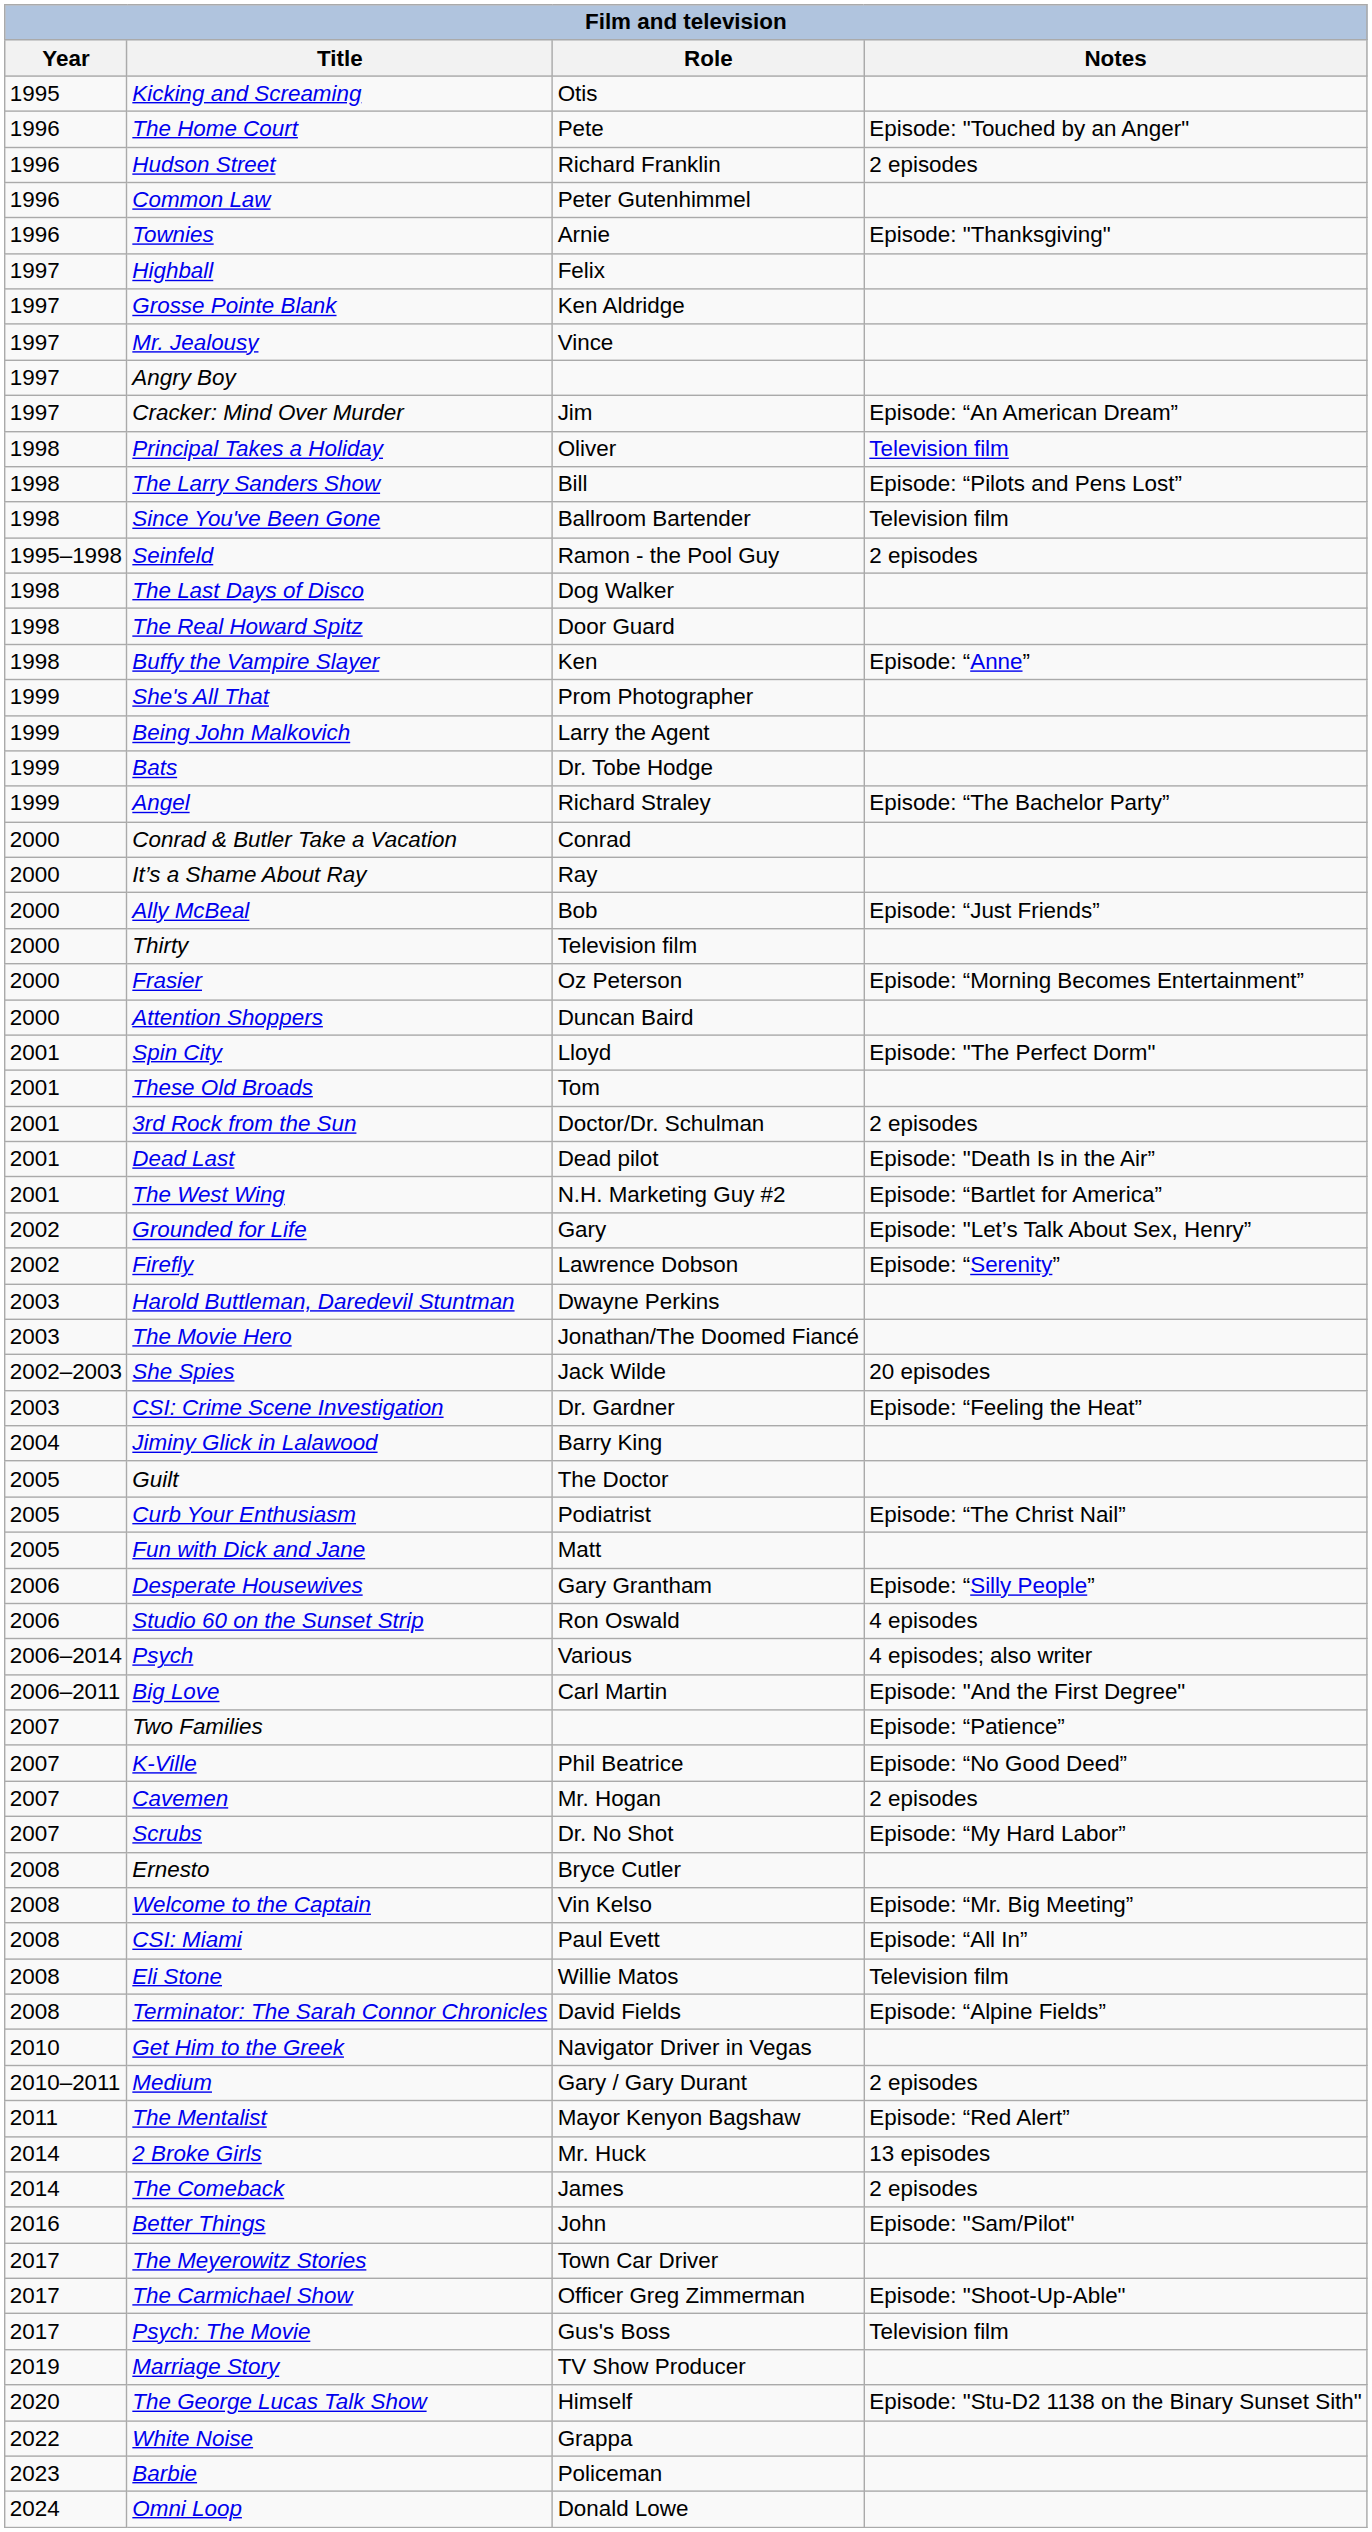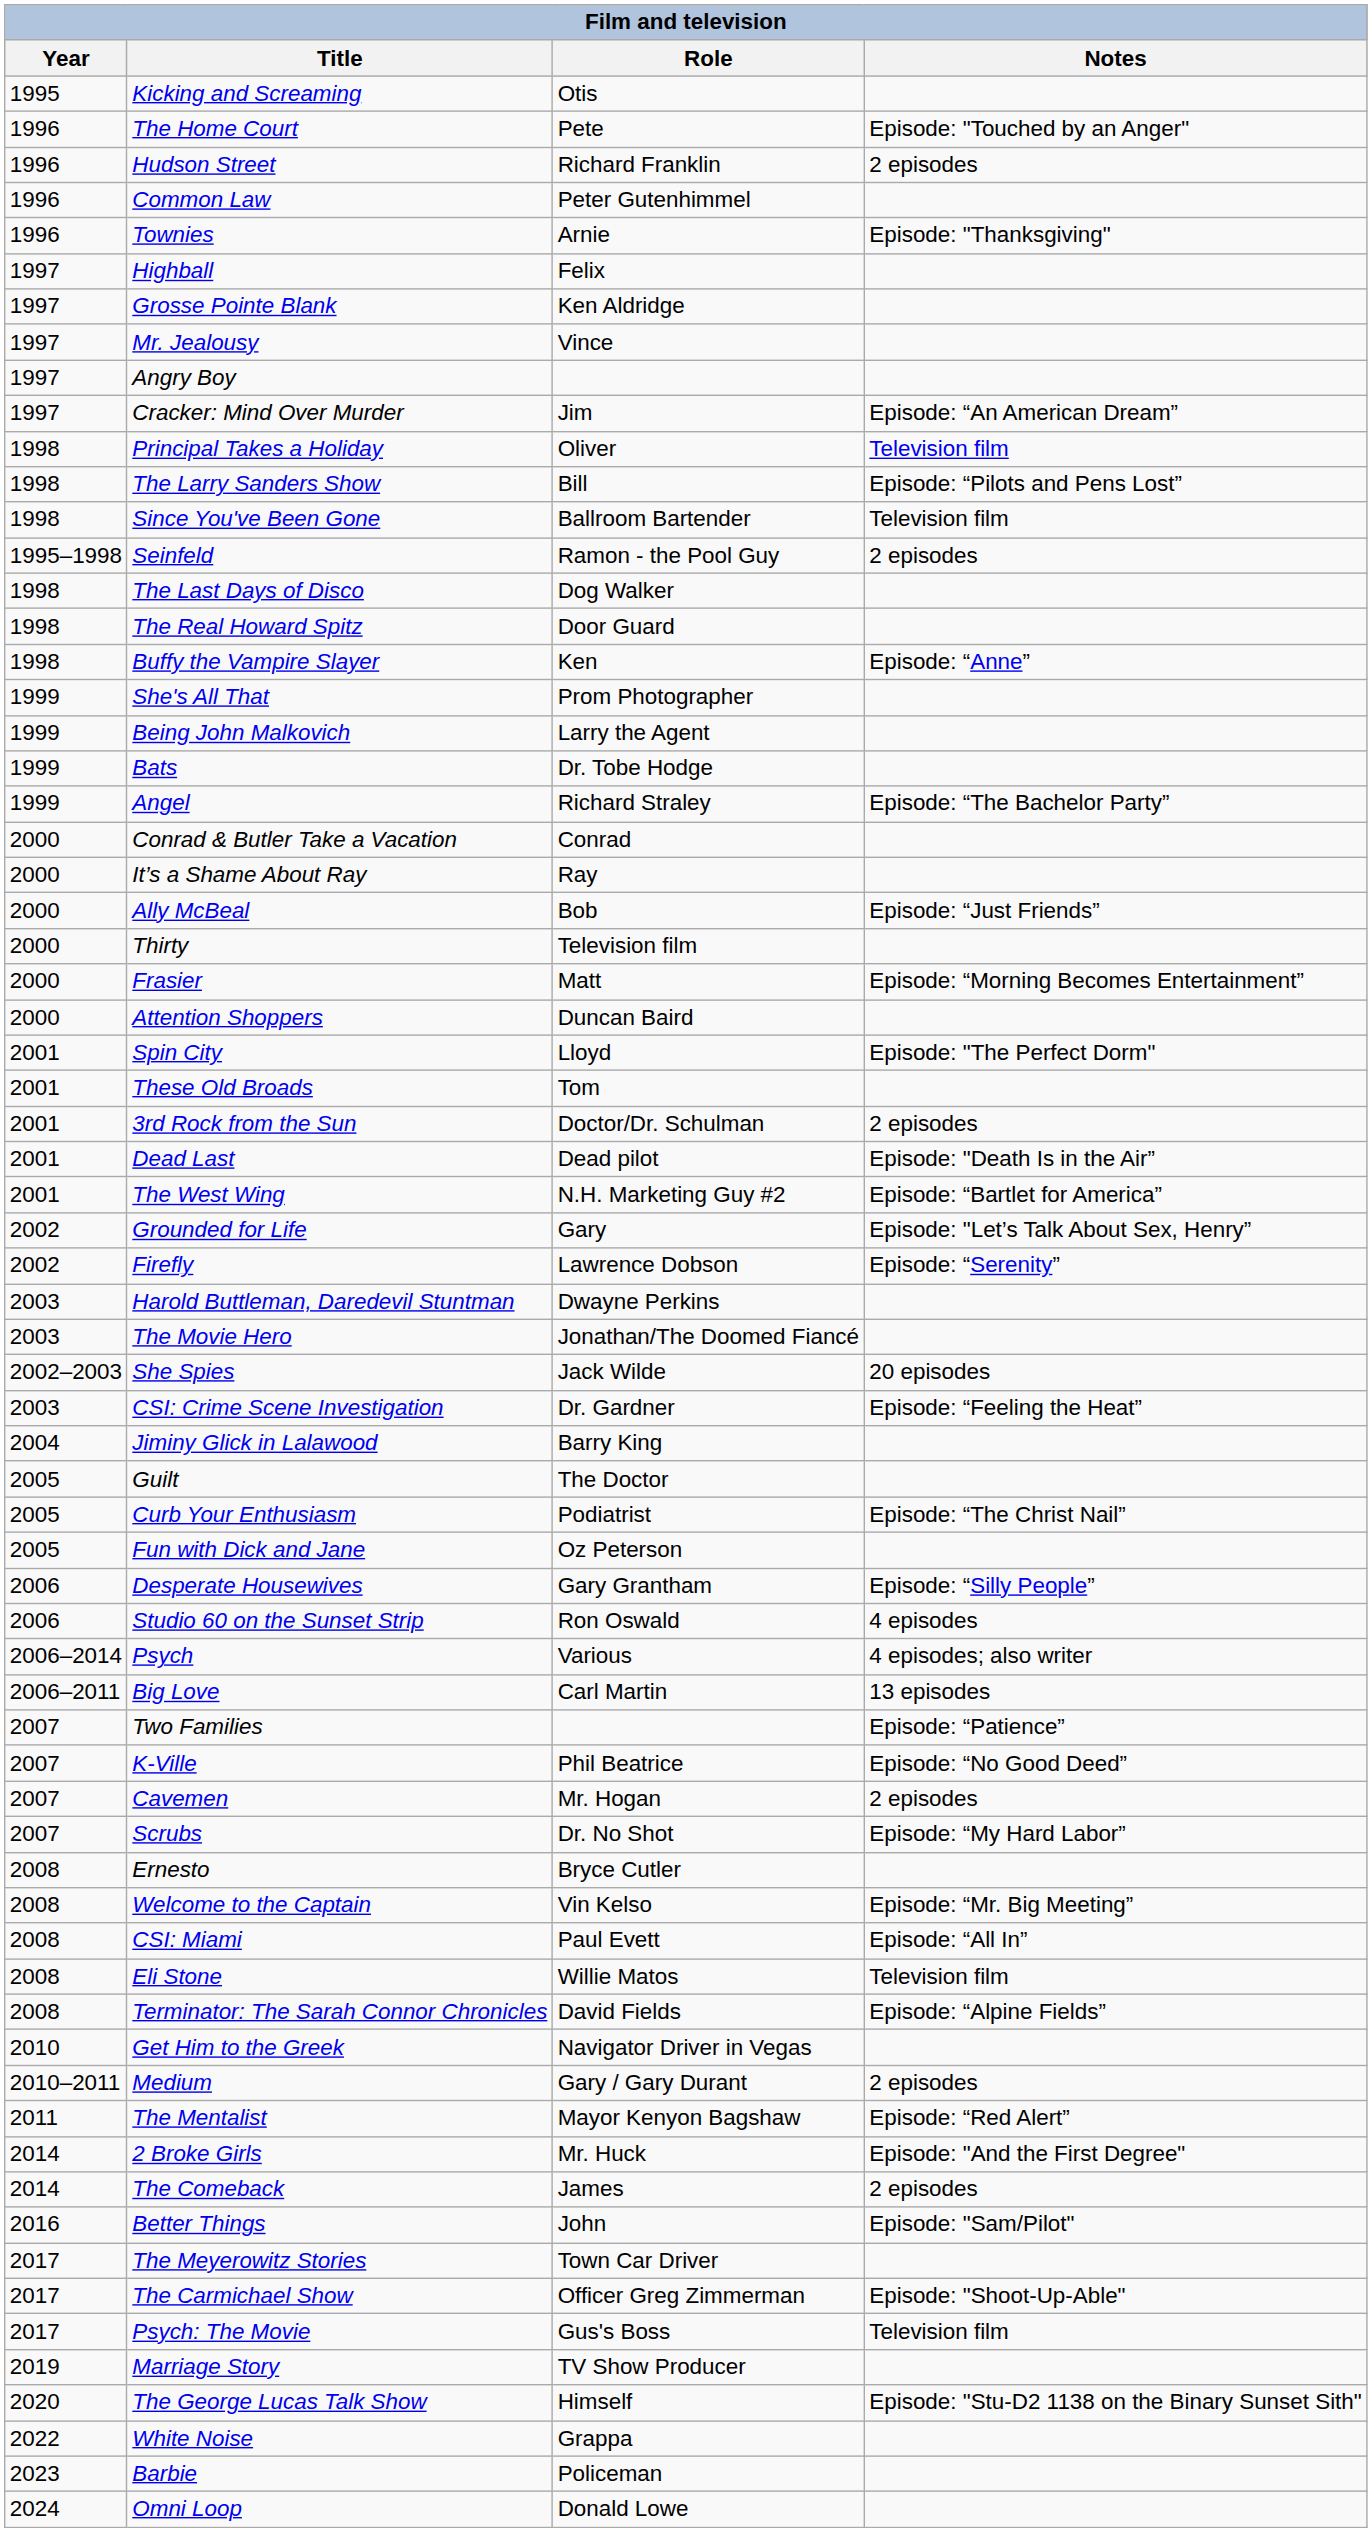(620, 981) Oz Peterson -> (579, 981) Matt
(579, 1549) Matt -> (620, 1549) Oz Peterson
(1027, 1691) Episode: "And the First Degree" -> (930, 1691) 13 episodes
(930, 2153) 13 episodes -> (1027, 2153) Episode: "And the First Degree"
